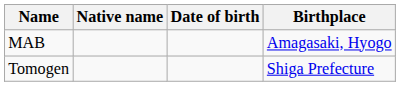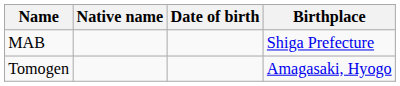(329, 42) Amagasaki, Hyogo -> (320, 42) Shiga Prefecture
(320, 68) Shiga Prefecture -> (329, 68) Amagasaki, Hyogo
